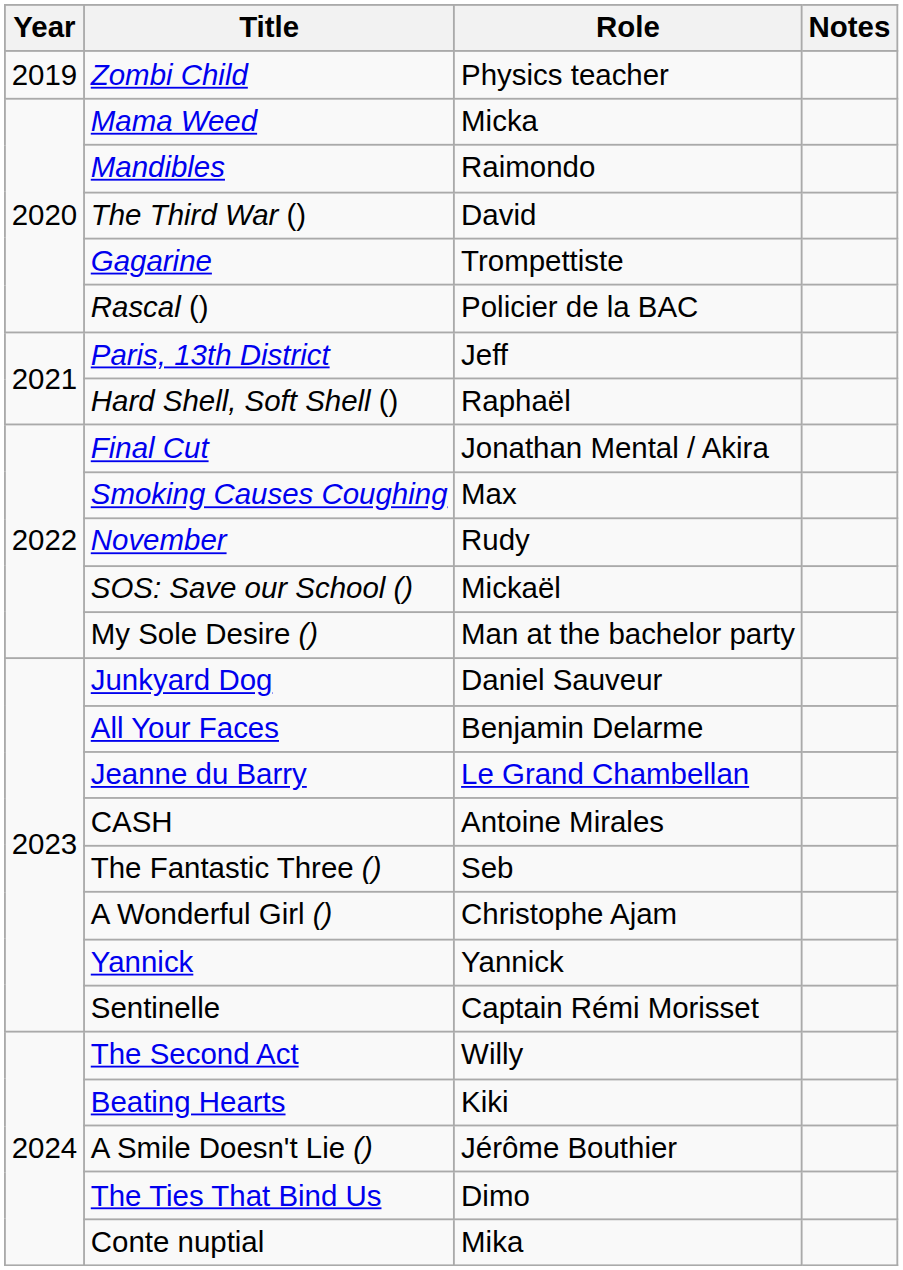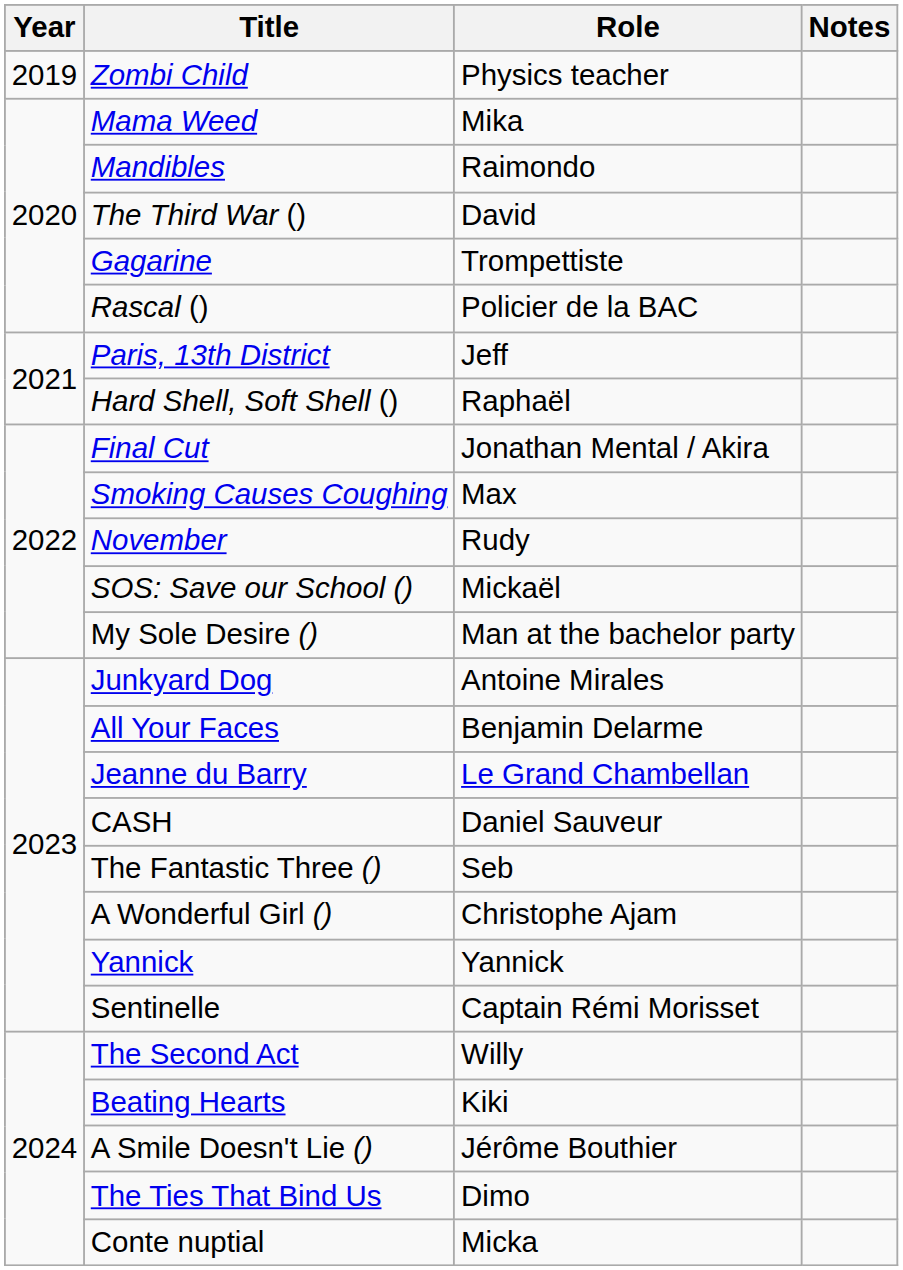(500, 121) Micka -> (492, 121) Mika
(562, 681) Daniel Sauveur -> (563, 681) Antoine Mirales
(563, 821) Antoine Mirales -> (562, 821) Daniel Sauveur
(492, 1241) Mika -> (500, 1241) Micka
